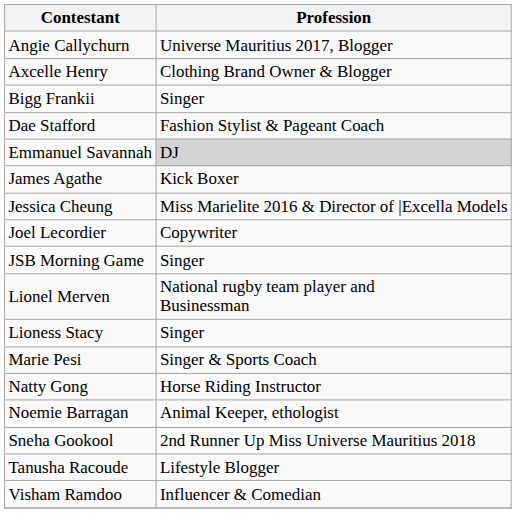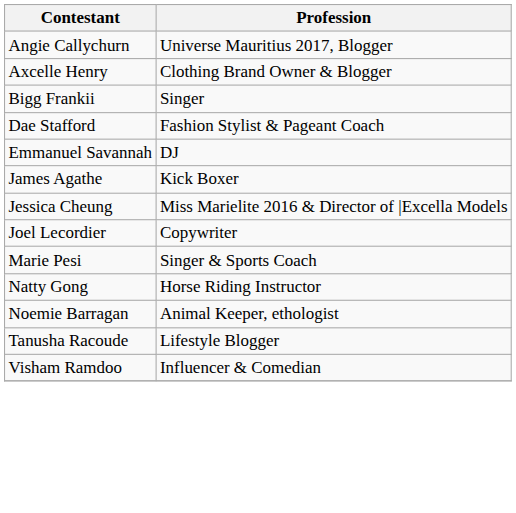(169, 152) lightgrey background -> (169, 152) no background
- row: (76, 260)
- row: (59, 296)
- row: (56, 332)
- row: (61, 440)
